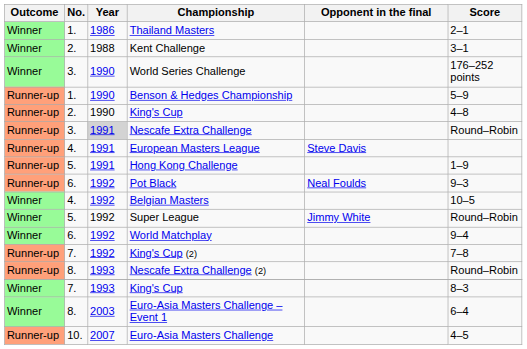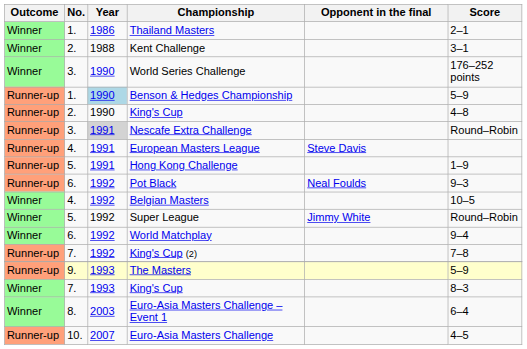(102, 95) no background -> (102, 95) lightblue background
- row: (72, 270)
+ row: (72, 270)
